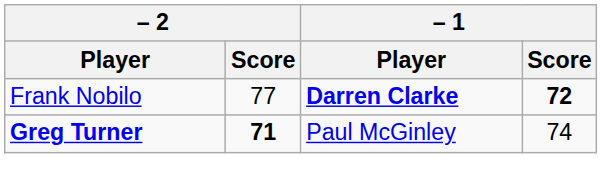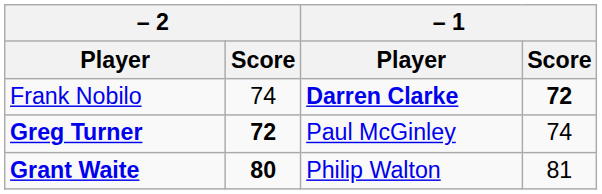(263, 96) 77 -> (263, 96) 74
(263, 133) 71 -> (263, 133) 72
+ row: (75, 170)
